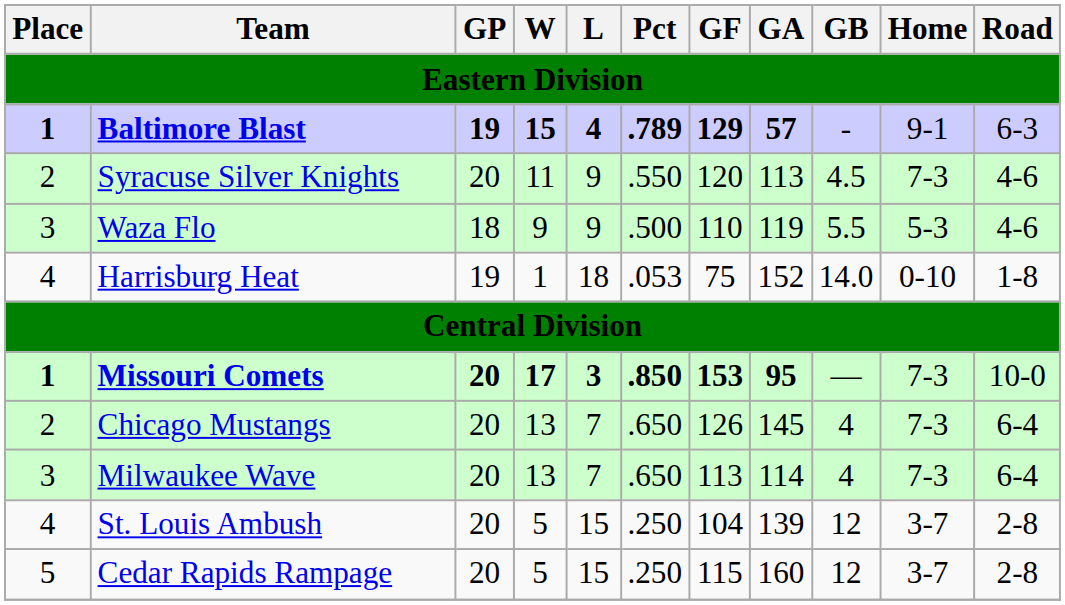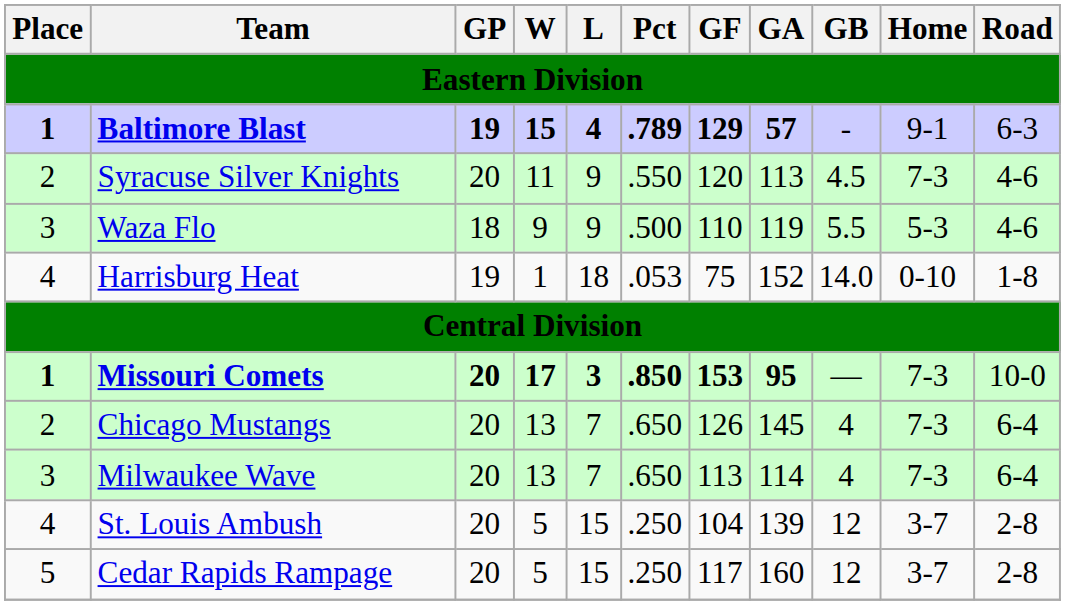(720, 573) 115 -> (720, 573) 117
